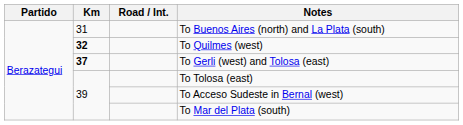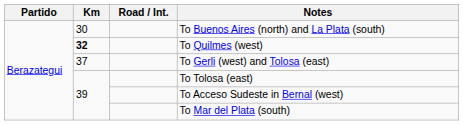(82, 29) 31 -> (82, 29) 30
(82, 62) bold -> (82, 62) normal
